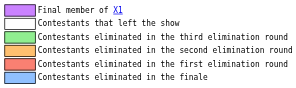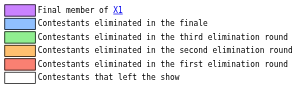rows swapped: (123, 78) <-> (109, 24)
